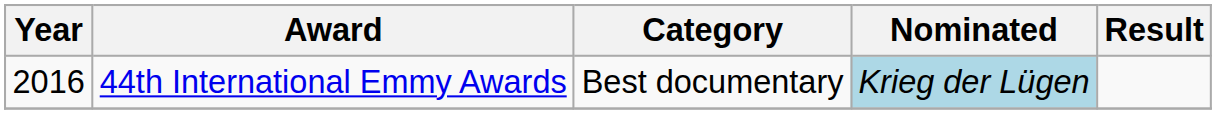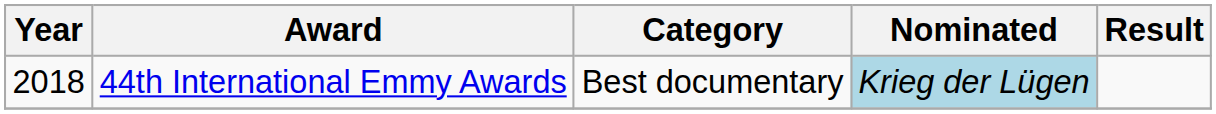(49, 81) 2016 -> (49, 81) 2018
